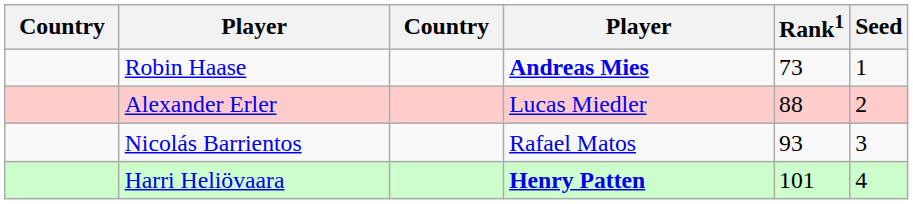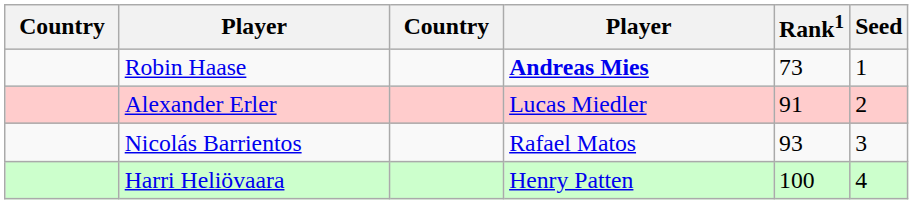(791, 104) 88 -> (791, 104) 91
(577, 179) bold -> (571, 179) normal
(797, 179) 101 -> (797, 179) 100
